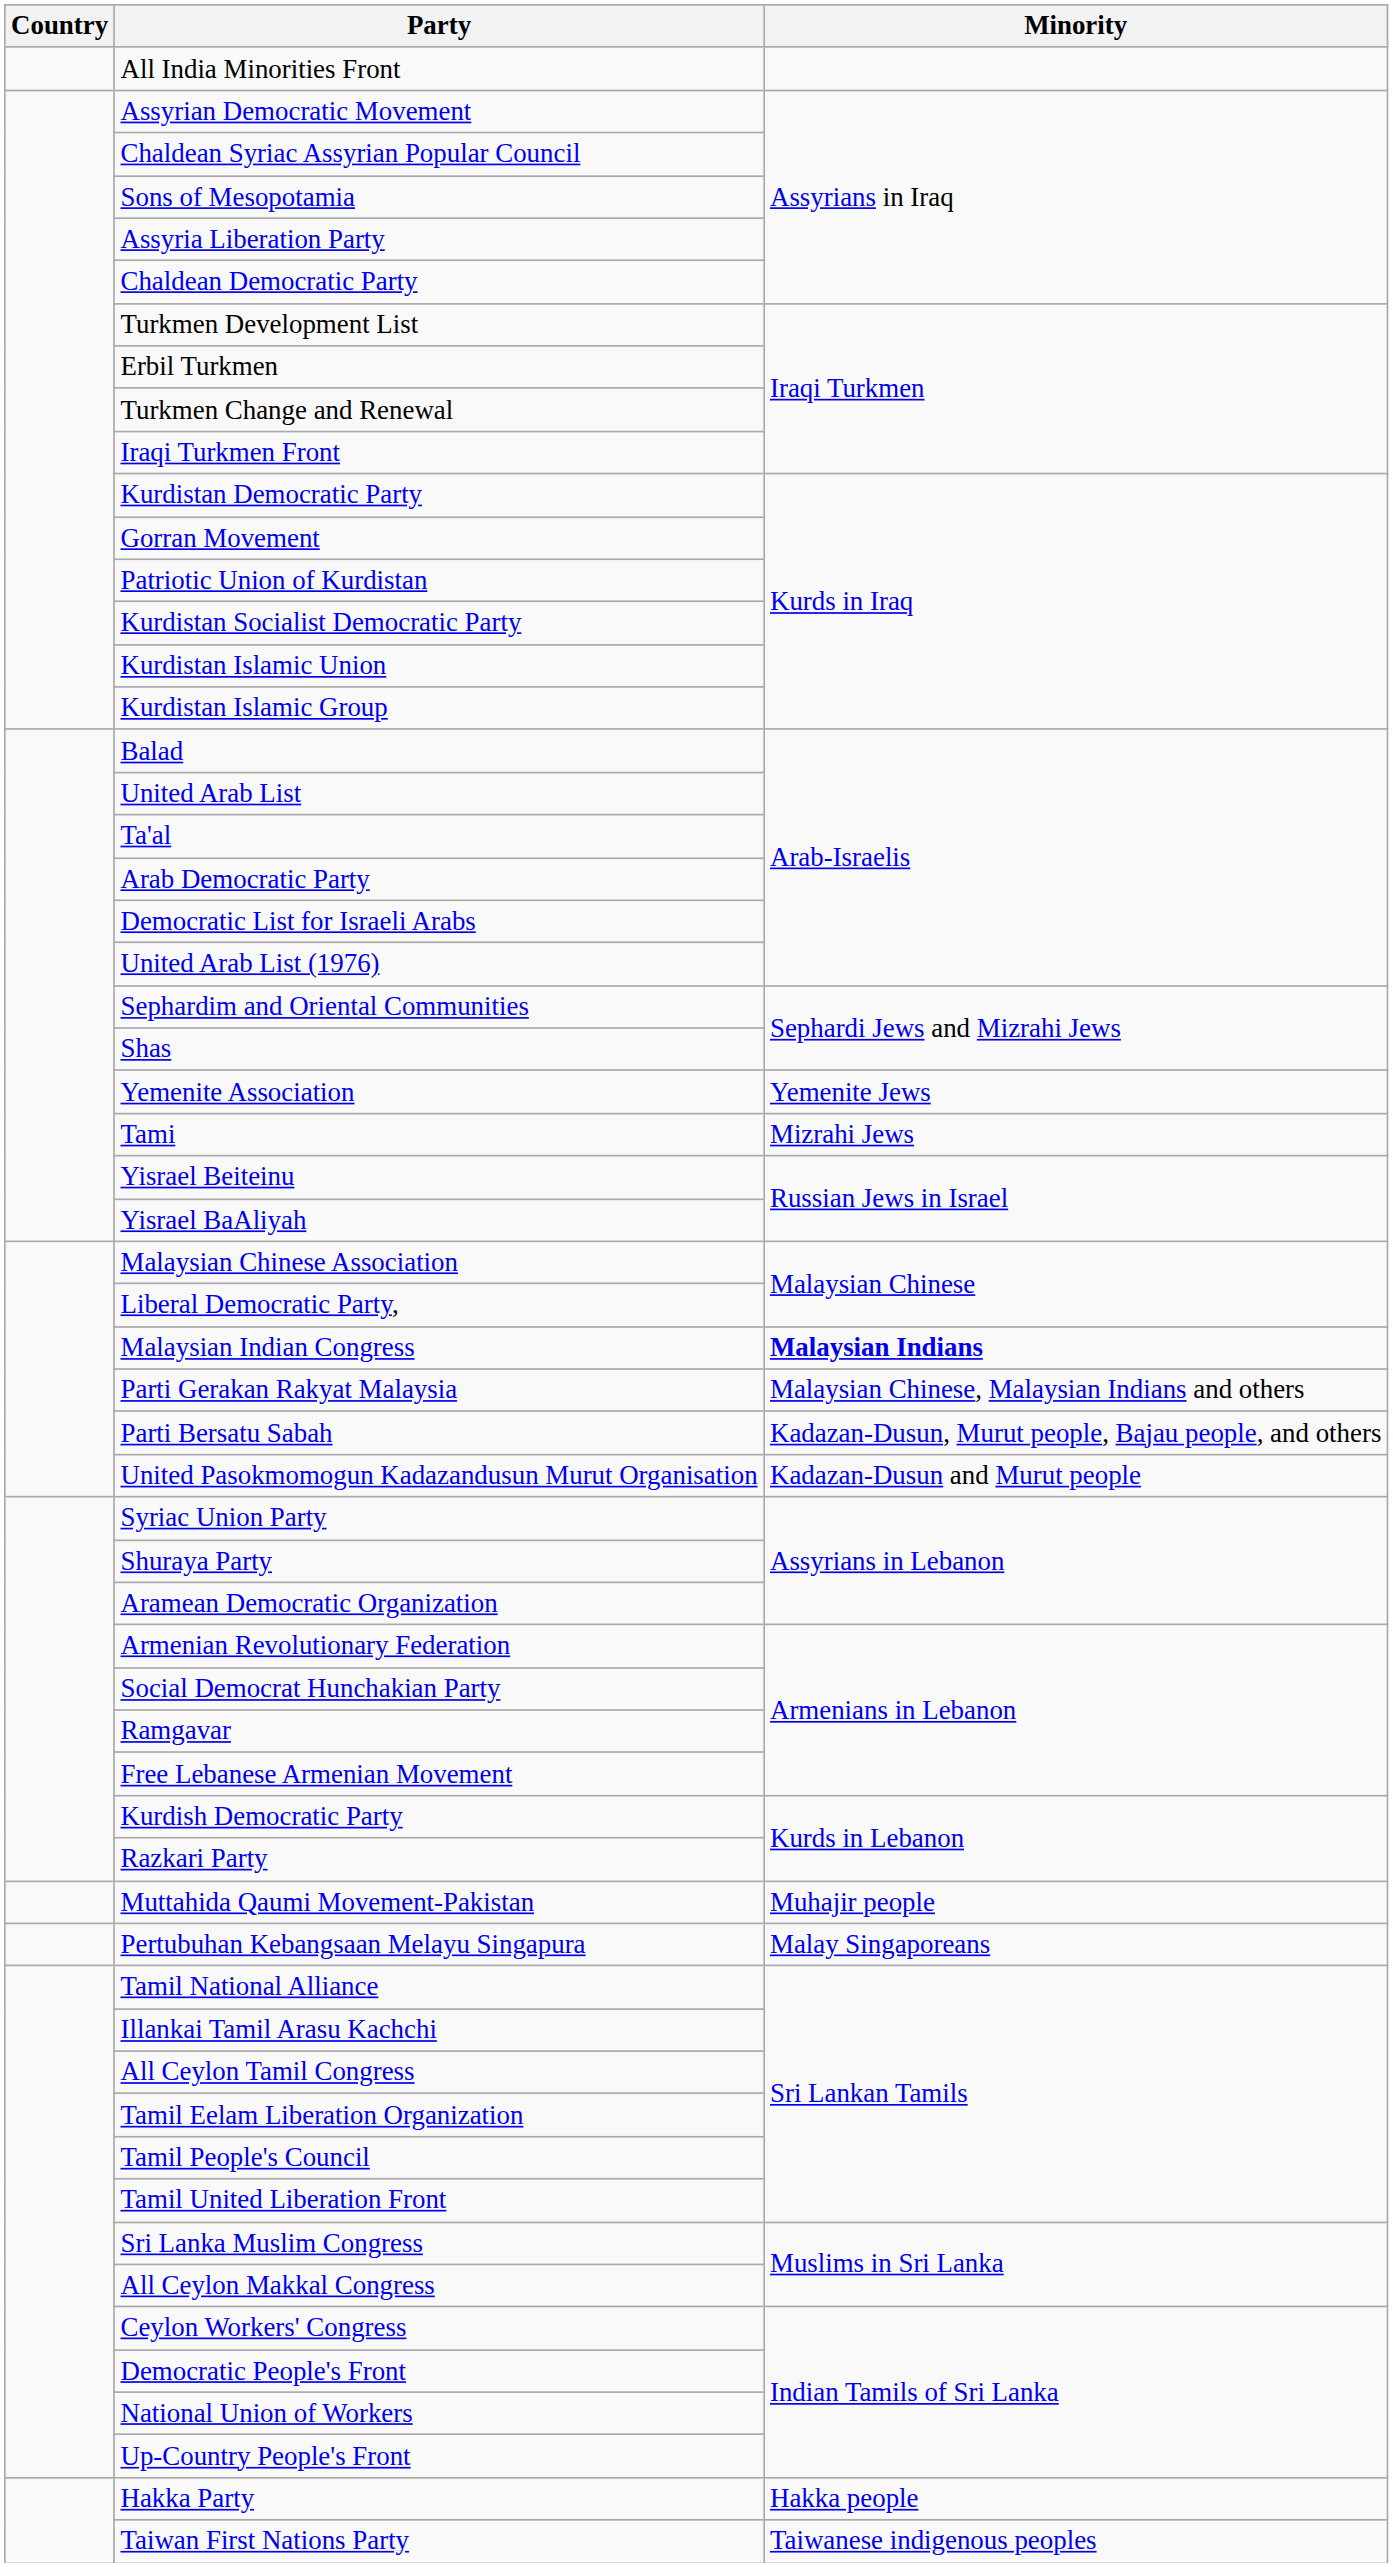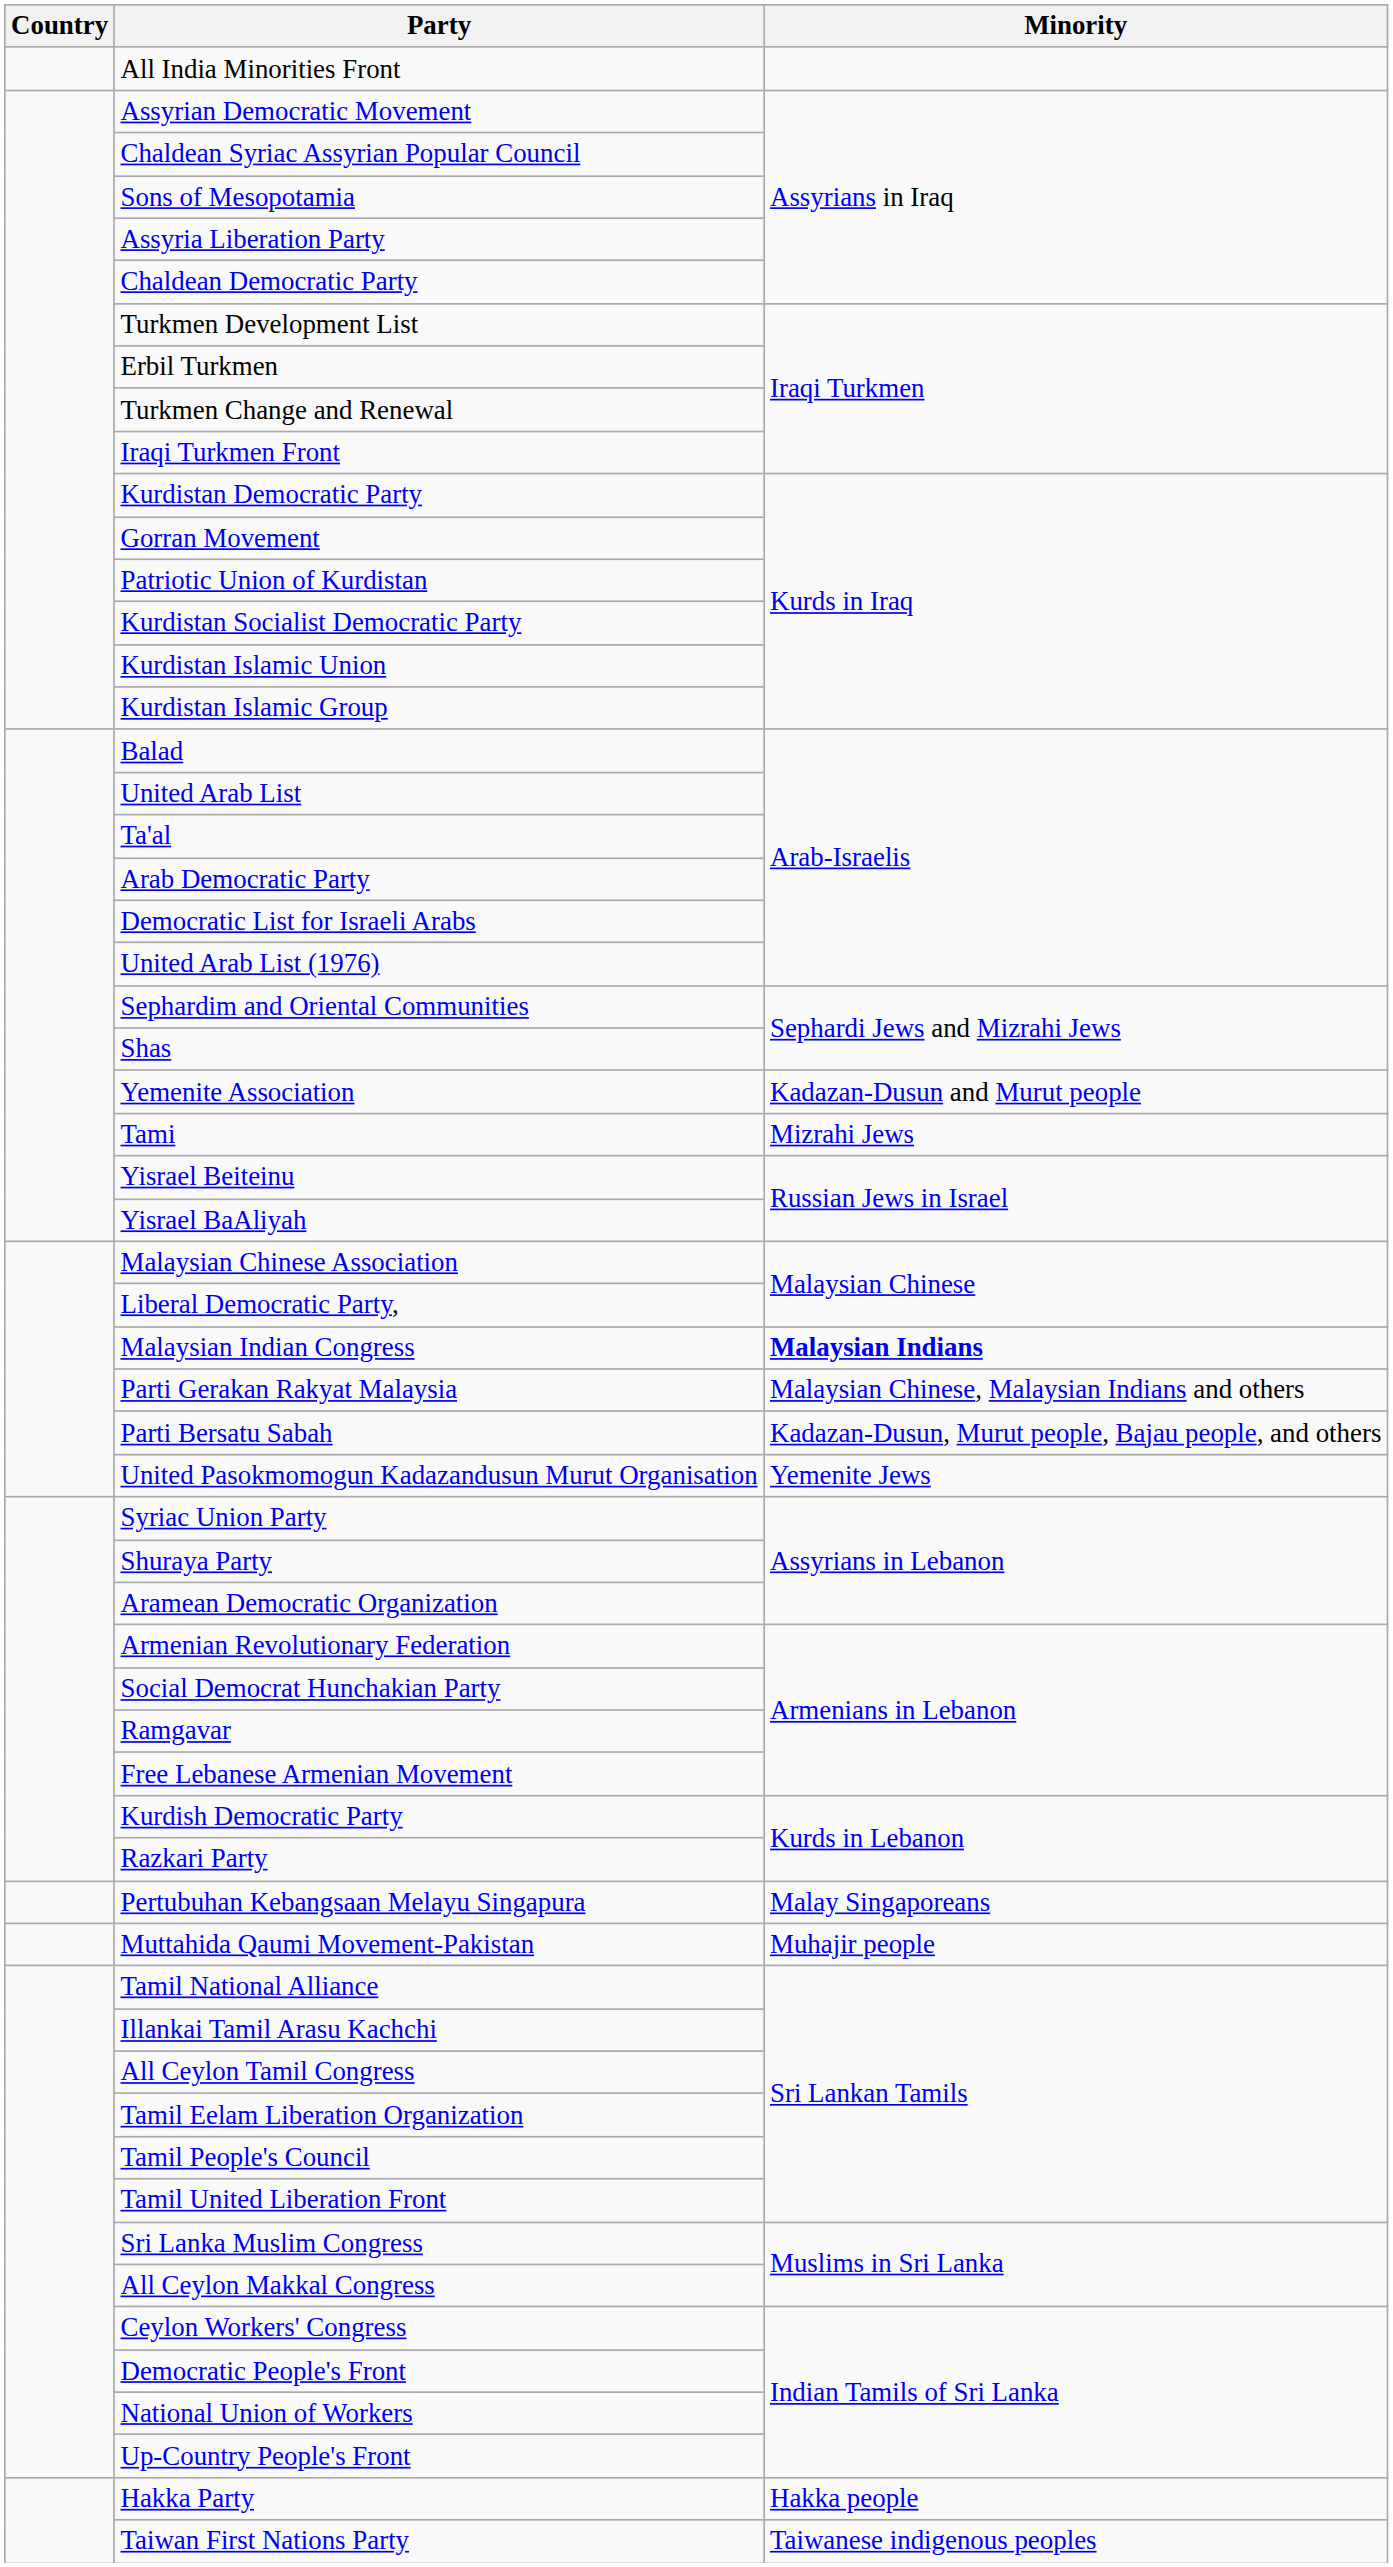(850, 1091) Yemenite Jews -> (955, 1091) Kadazan-Dusun and Murut people
(955, 1475) Kadazan-Dusun and Murut people -> (850, 1475) Yemenite Jews
rows swapped: (327, 1901) <-> (353, 1944)
